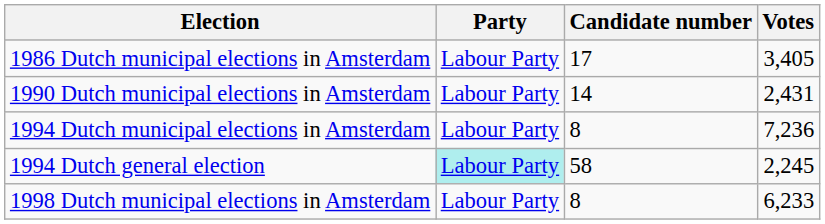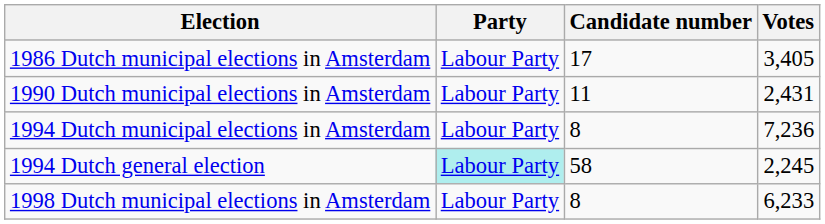(581, 93) 14 -> (580, 93) 11
